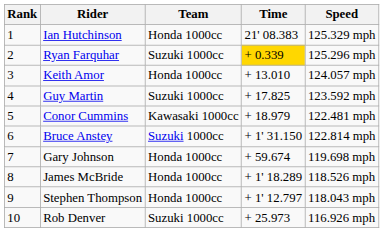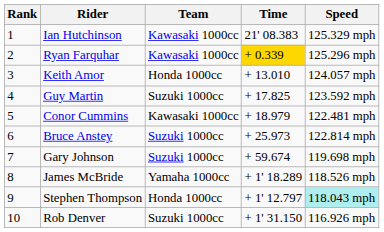(185, 34) Honda 1000cc -> (193, 34) Kawasaki 1000cc
(186, 55) Suzuki 1000cc -> (193, 55) Kawasaki 1000cc
(273, 136) + 1' 31.150 -> (267, 136) + 25.973
(185, 156) Honda 1000cc -> (186, 156) Suzuki 1000cc
(185, 177) Honda 1000cc -> (189, 177) Yamaha 1000cc
(342, 197) no background -> (342, 197) paleturquoise background
(267, 217) + 25.973 -> (273, 217) + 1' 31.150
